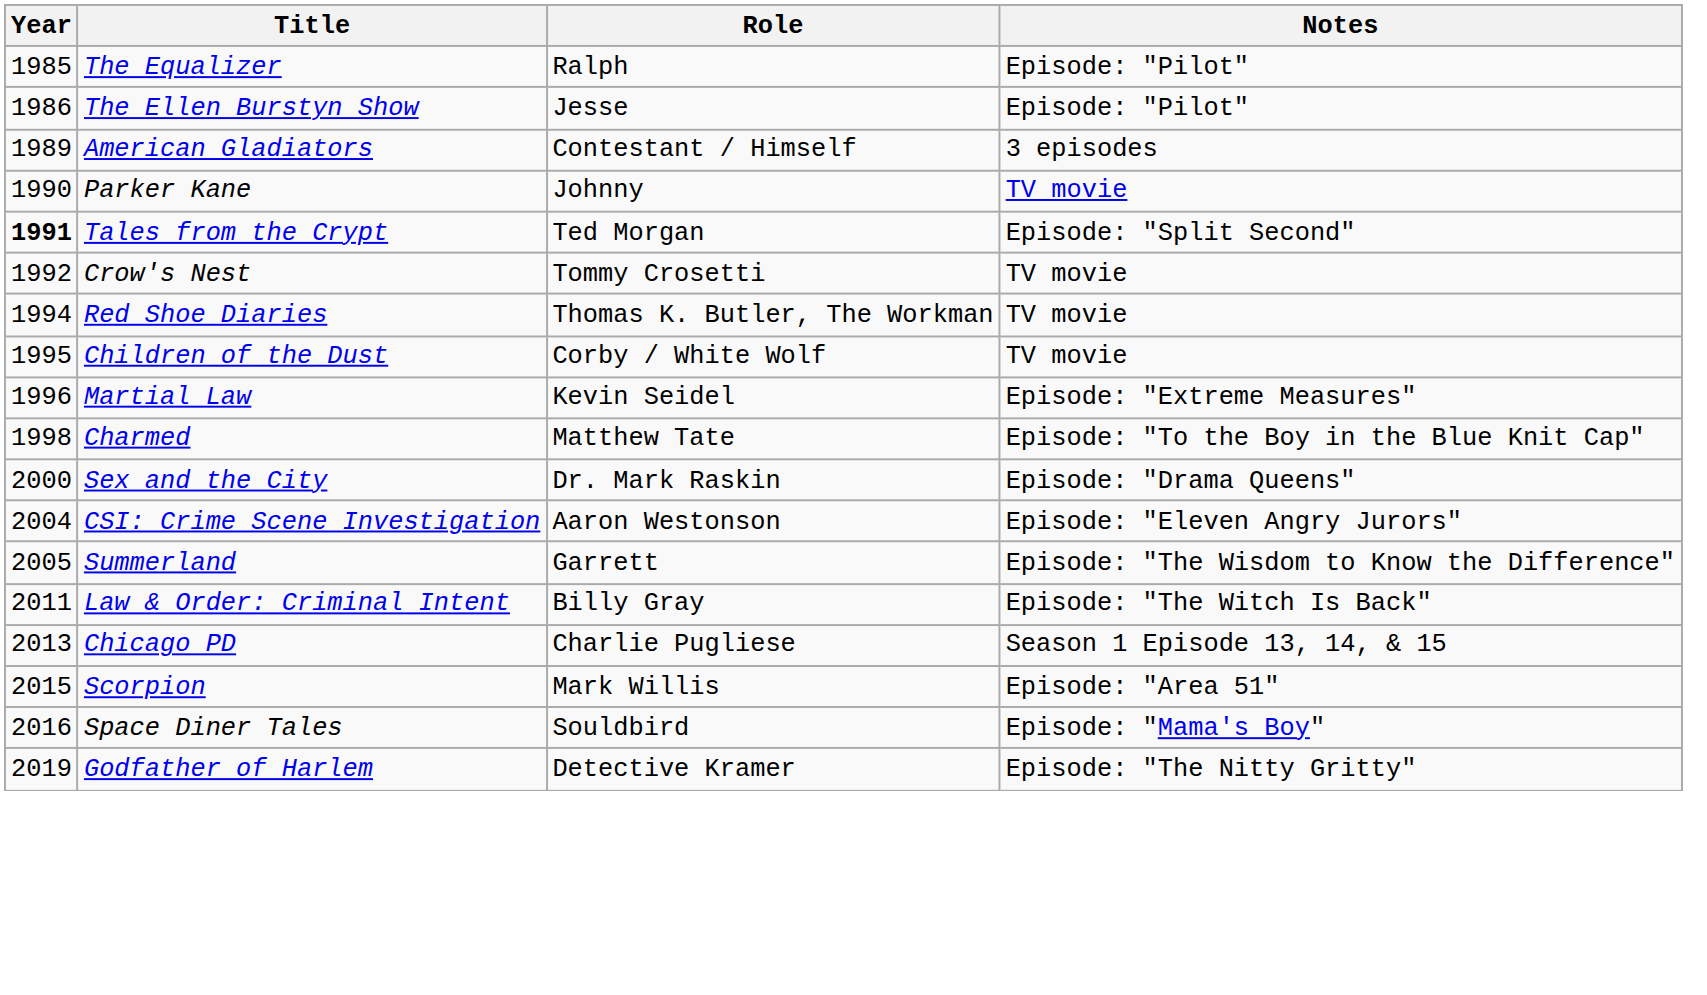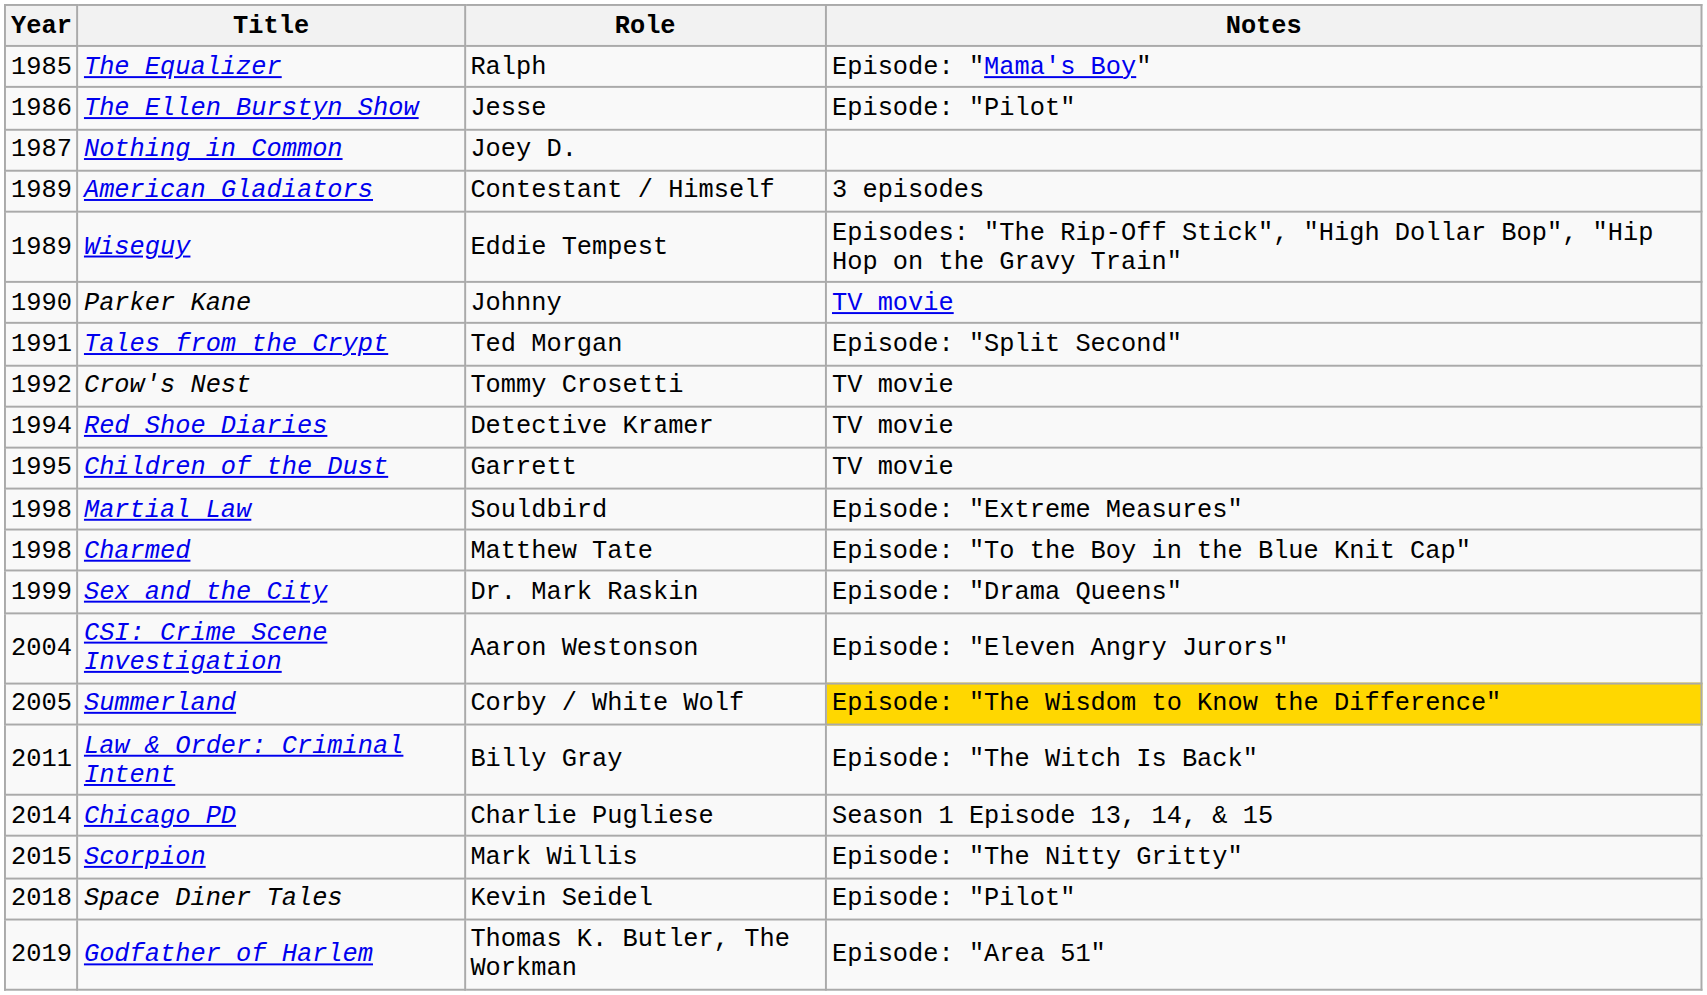(1127, 67) Episode: "Pilot" -> (992, 67) Episode: "Mama's Boy"
+ row: (213, 150)
+ row: (137, 247)
(41, 232) bold -> (41, 344) normal
(773, 315) Thomas K. Butler, The Workman -> (592, 427) Detective Kramer
(689, 356) Corby / White Wolf -> (524, 468) Garrett
(41, 397) 1996 -> (41, 509) 1998
(644, 397) Kevin Seidel -> (539, 509) Souldbird
(41, 480) 2000 -> (41, 592) 1999
(606, 563) Garrett -> (607, 704) Corby / White Wolf
(1340, 563) no background -> (1167, 704) gold background
(41, 645) 2013 -> (41, 816) 2014
(1143, 687) Episode: "Area 51" -> (1037, 857) Episode: "The Nitty Gritty"
(41, 728) 2016 -> (41, 898) 2018
(621, 728) Souldbird -> (562, 898) Kevin Seidel
(1165, 728) Episode: "Mama's Boy" -> (954, 898) Episode: "Pilot"
(674, 769) Detective Kramer -> (630, 954) Thomas K. Butler, The Workman
(1211, 769) Episode: "The Nitty Gritty" -> (969, 954) Episode: "Area 51"
